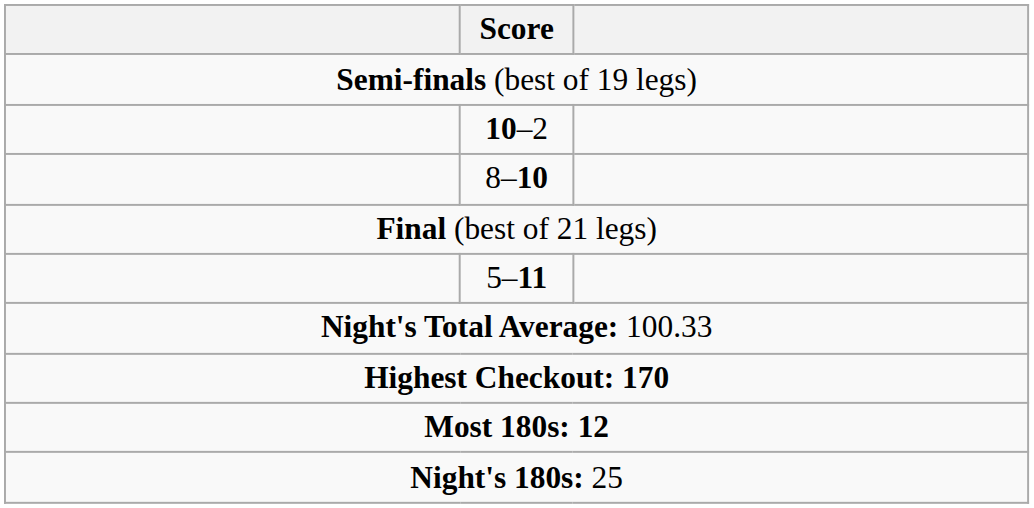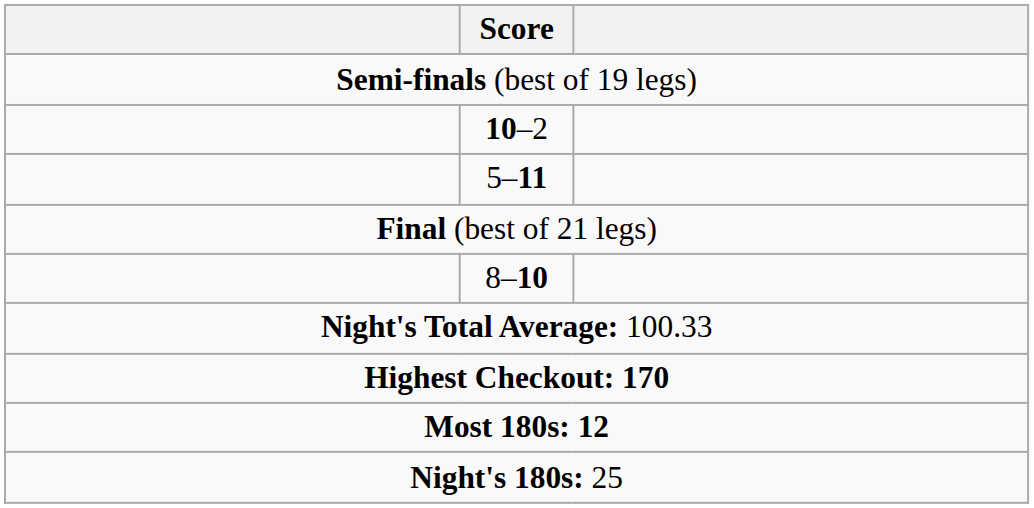rows swapped: (517, 178) <-> (517, 278)
